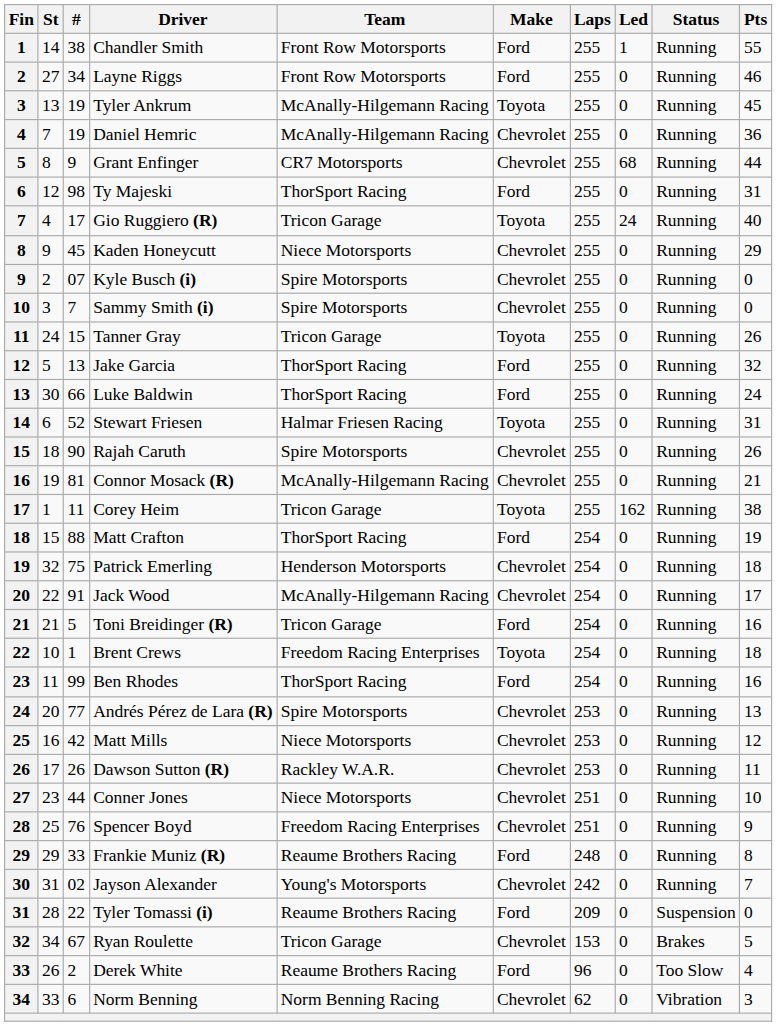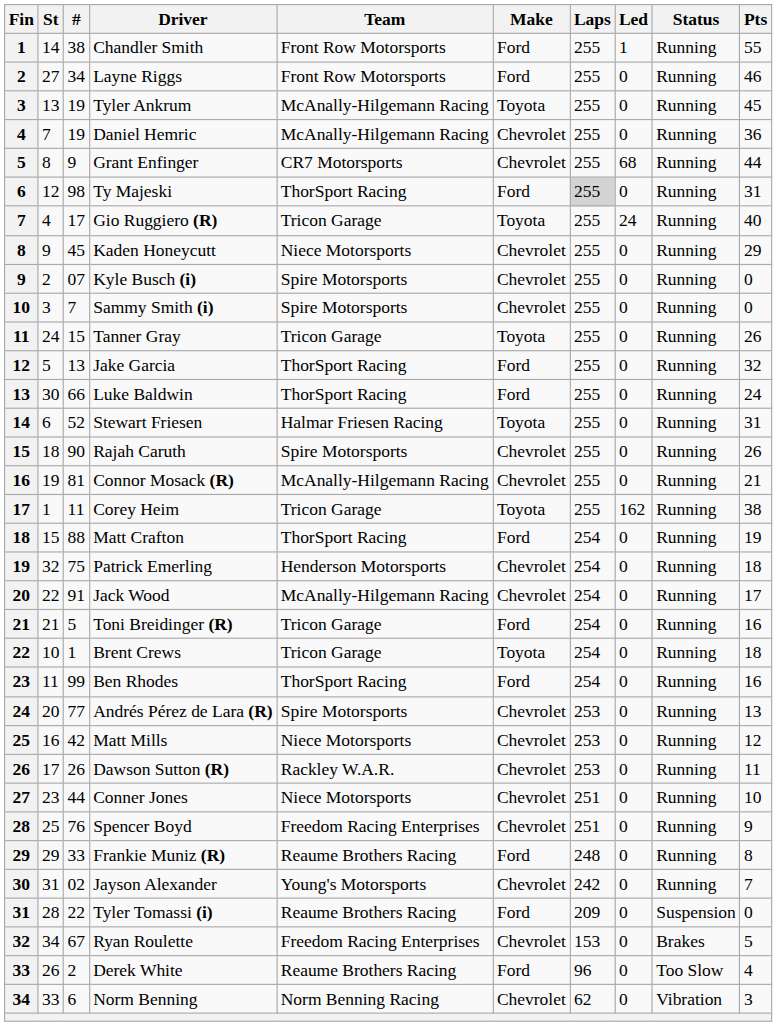(587, 192) no background -> (587, 192) lightgrey background
(380, 653) Freedom Racing Enterprises -> (331, 653) Tricon Garage
(331, 941) Tricon Garage -> (380, 941) Freedom Racing Enterprises
